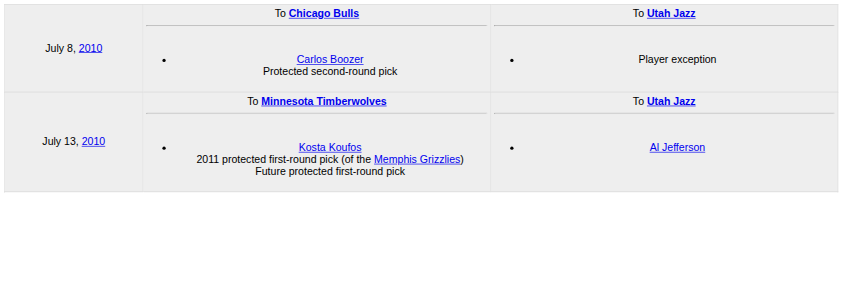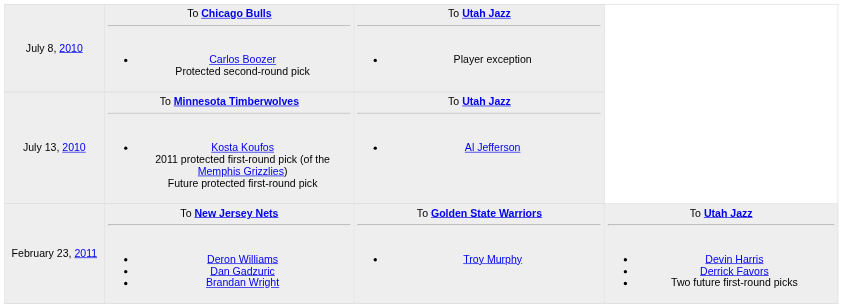+ row: (54, 253)
